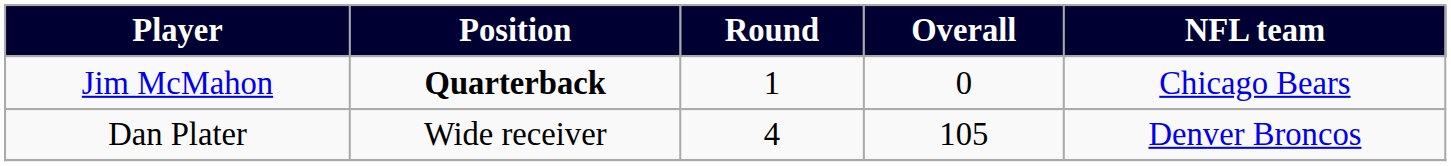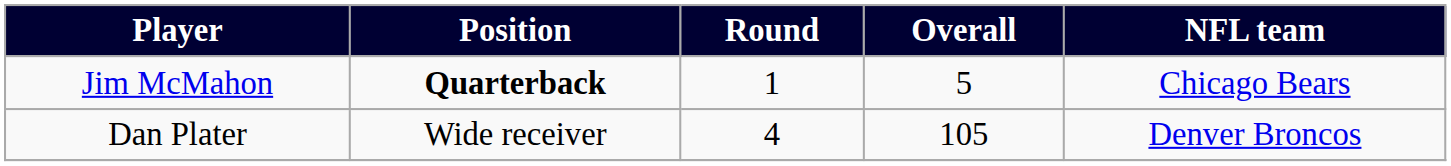(964, 82) 0 -> (964, 82) 5
